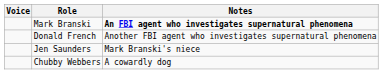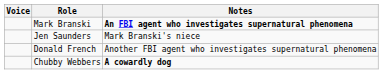rows swapped: (65, 37) <-> (62, 50)
(138, 62) normal -> (138, 62) bold
